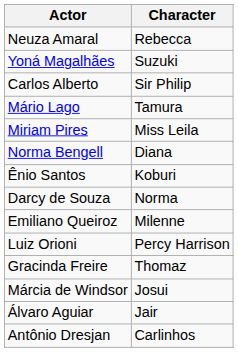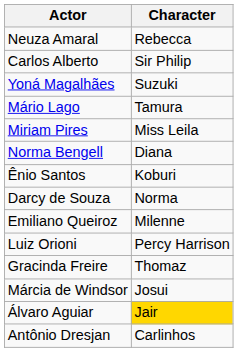rows swapped: (53, 84) <-> (61, 61)
(146, 312) no background -> (146, 312) gold background
